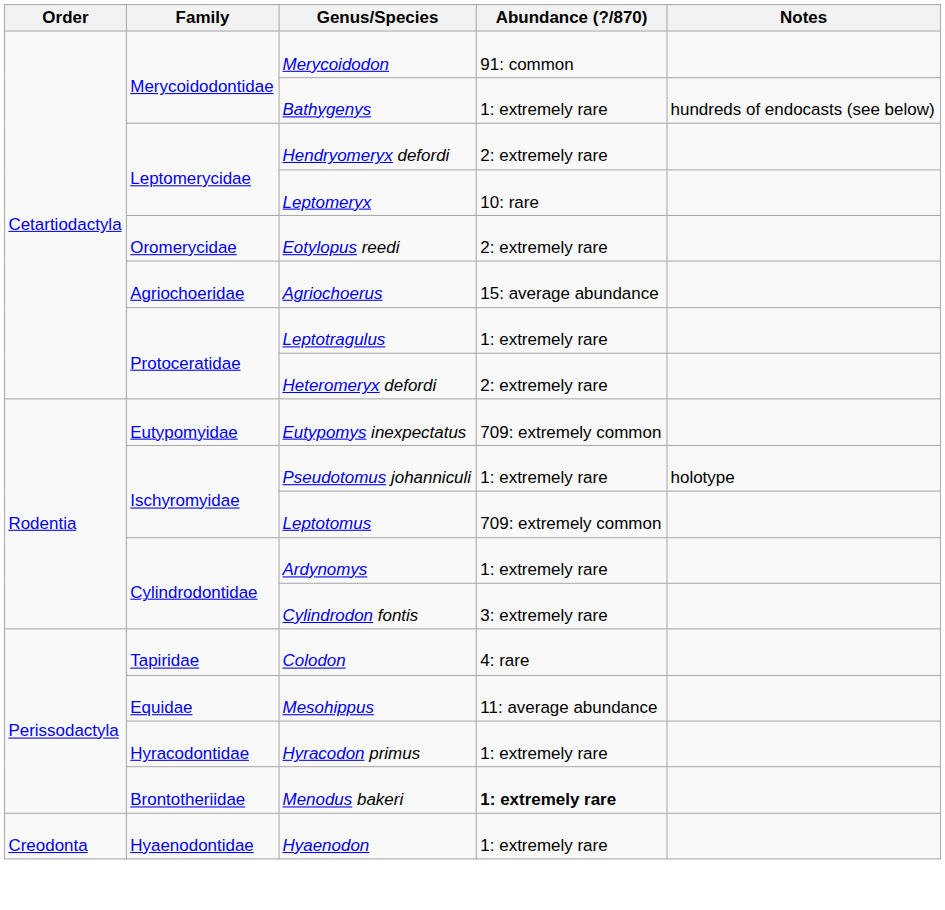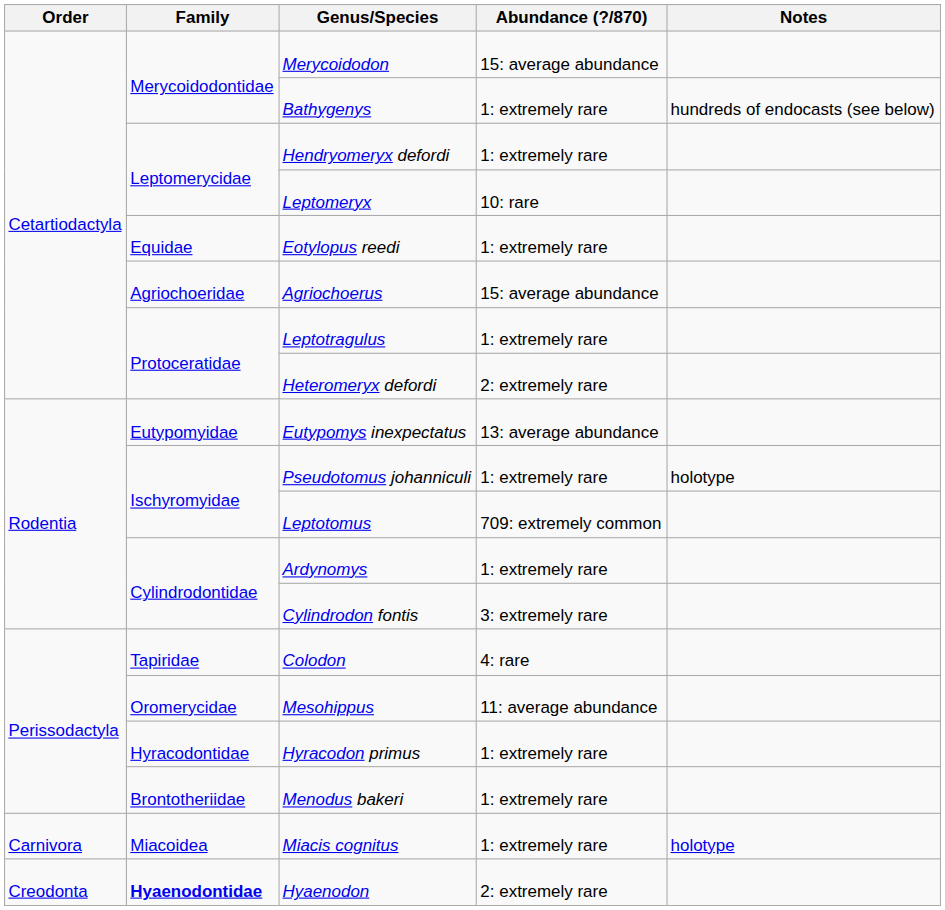(527, 63) 91: common -> (569, 63) 15: average abundance
(544, 155) 2: extremely rare -> (544, 155) 1: extremely rare
(184, 247) Oromerycidae -> (161, 247) Equidae
(544, 247) 2: extremely rare -> (544, 247) 1: extremely rare
(571, 431) 709: extremely common -> (569, 431) 13: average abundance
(161, 707) Equidae -> (184, 707) Oromerycidae
(548, 799) bold -> (544, 799) normal
+ row: (340, 845)
(192, 845) normal -> (196, 891) bold
(544, 845) 1: extremely rare -> (544, 891) 2: extremely rare
